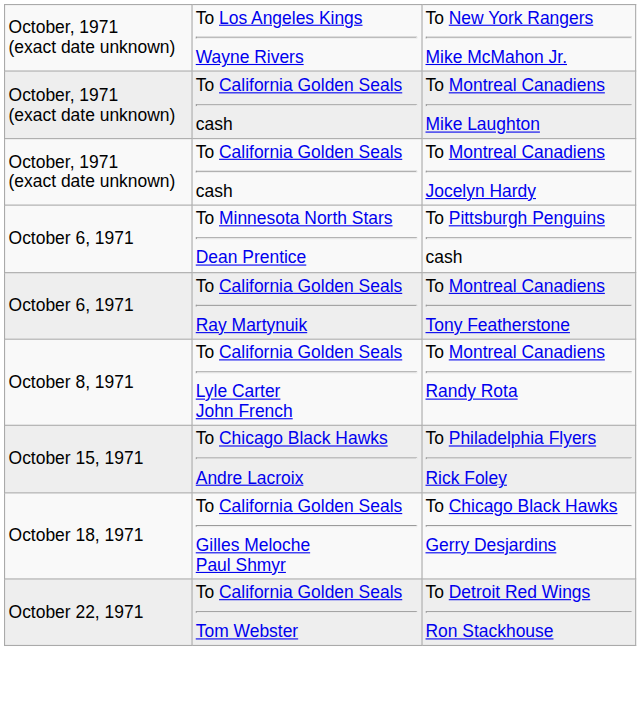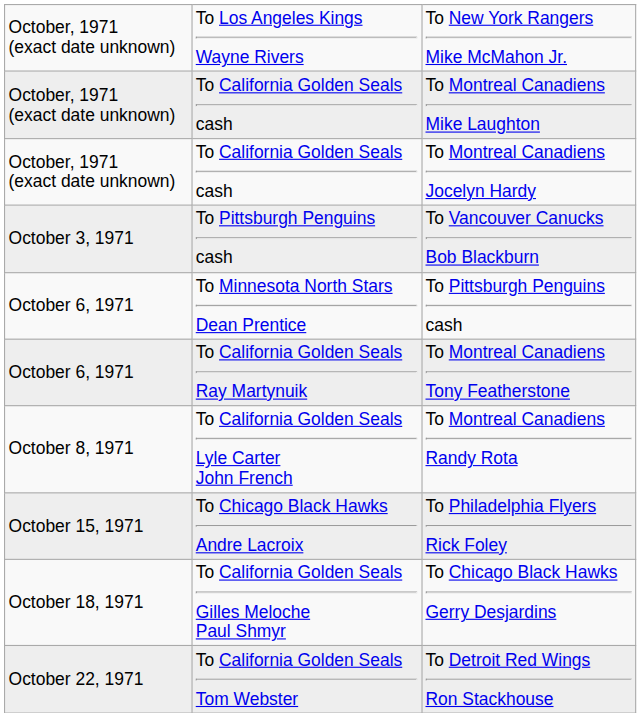+ row: (529, 238)
